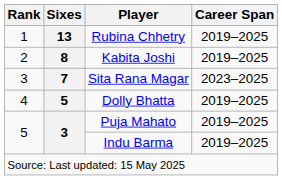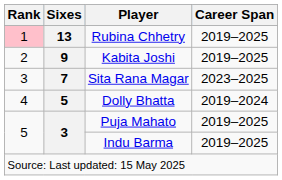(24, 36) no background -> (24, 36) pink background
(64, 57) 8 -> (64, 57) 9
(235, 100) 2019–2025 -> (235, 100) 2019–2024
